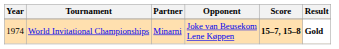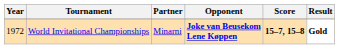(15, 31) 1974 -> (15, 31) 1972
(222, 31) normal -> (224, 31) bold
